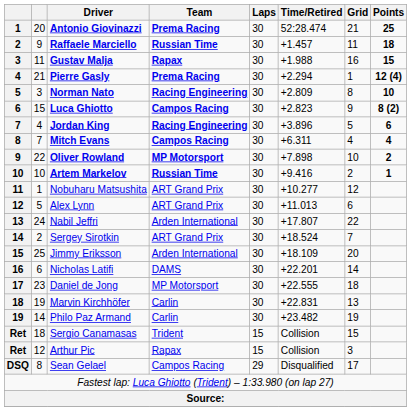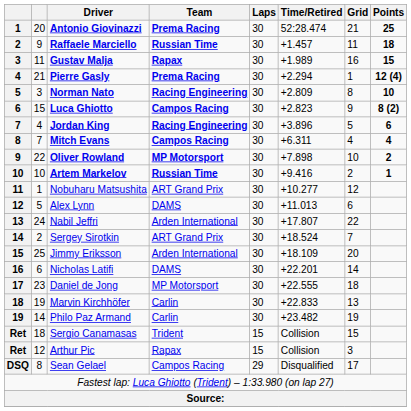(297, 60) +1.988 -> (297, 60) +1.989
(187, 205) ART Grand Prix -> (166, 205) DAMS
(299, 301) +22.831 -> (299, 301) +22.833
